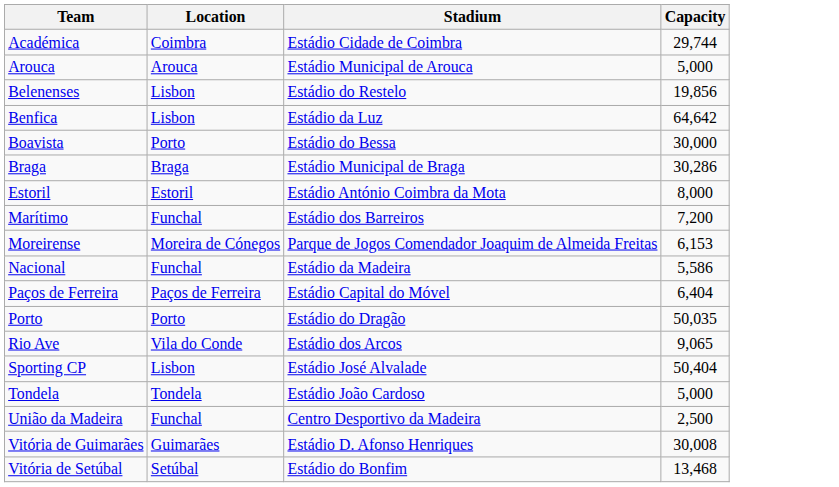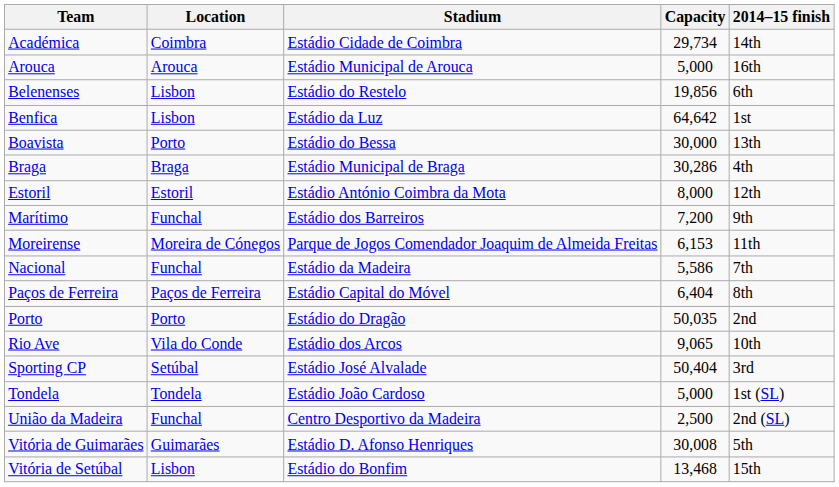+ column: (781, 17)
(695, 42) 29,744 -> (695, 42) 29,734
(173, 368) Lisbon -> (175, 368) Setúbal
(175, 469) Setúbal -> (173, 469) Lisbon
